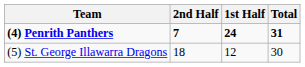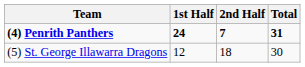columns swapped: (245, 14) <-> (196, 14)
